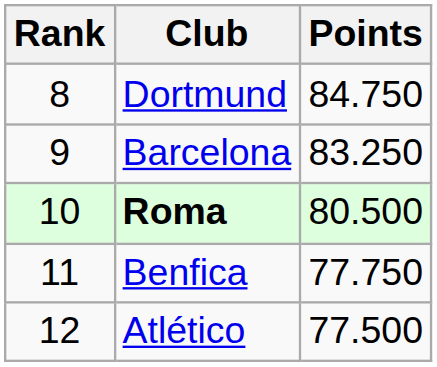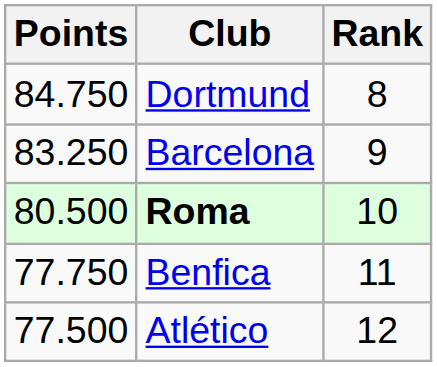columns swapped: (60, 34) <-> (366, 34)
